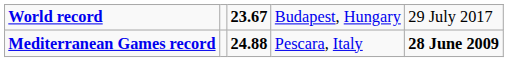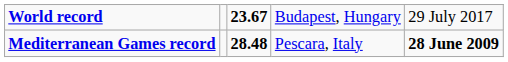(249, 43) 24.88 -> (249, 43) 28.48
